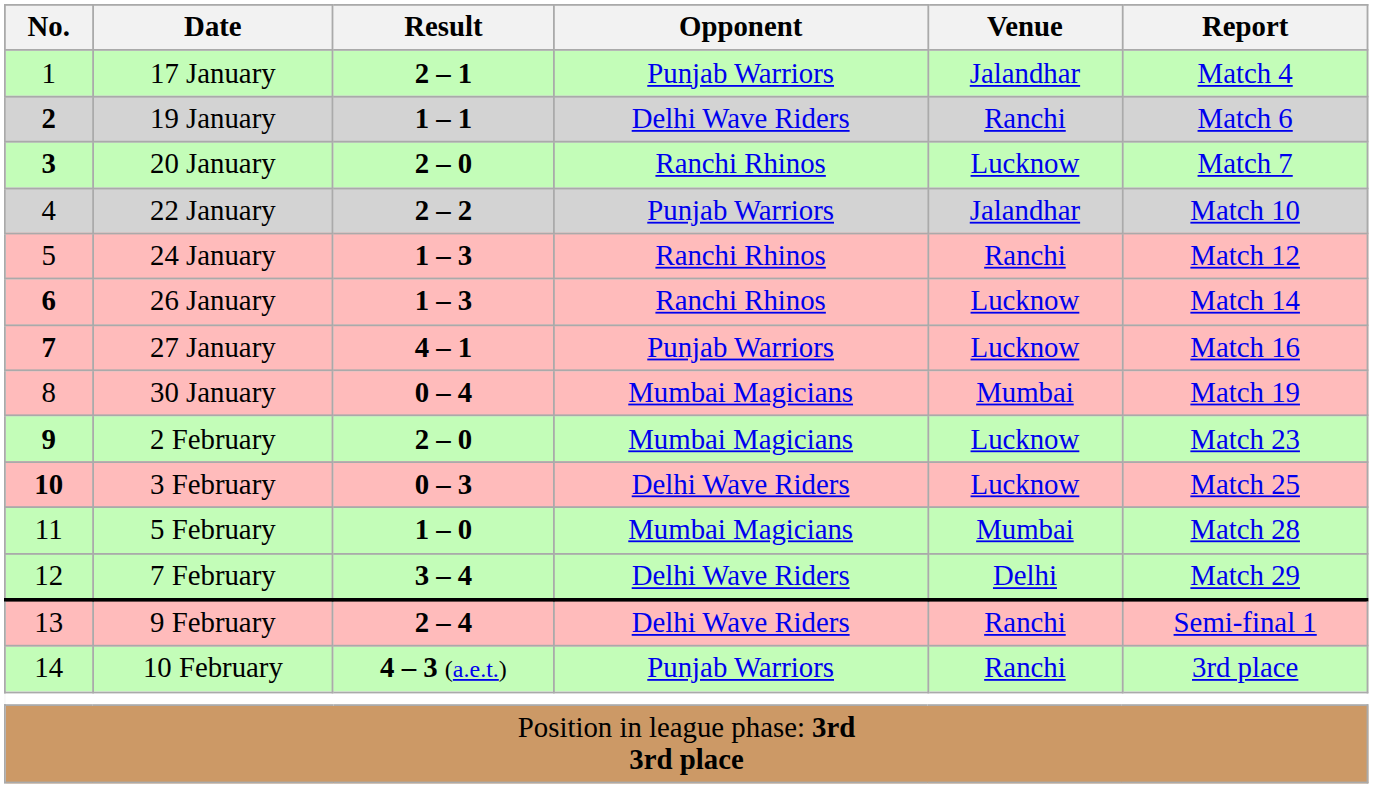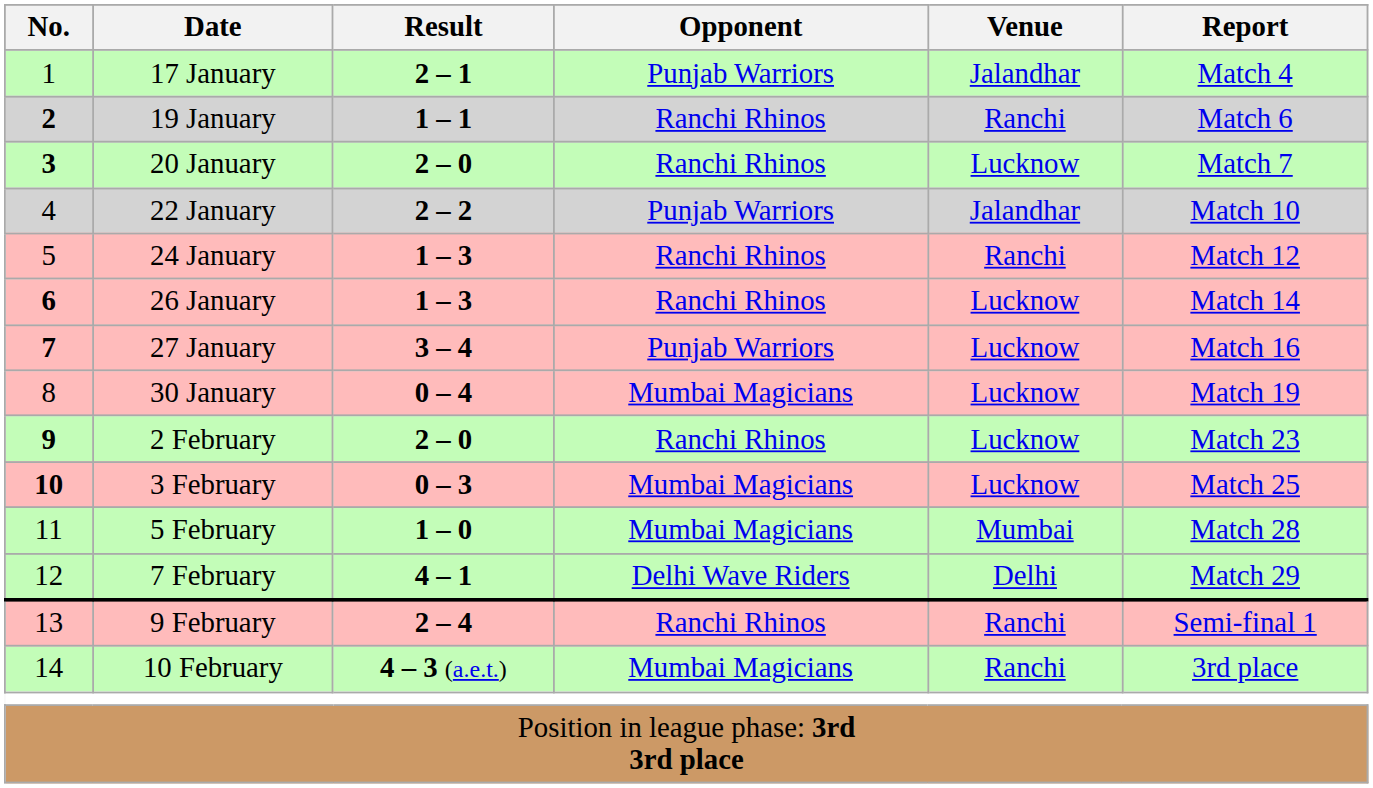(741, 118) Delhi Wave Riders -> (741, 118) Ranchi Rhinos
(443, 347) 4 – 1 -> (443, 347) 3 – 4
(1025, 392) Mumbai -> (1025, 392) Lucknow
(741, 438) Mumbai Magicians -> (741, 438) Ranchi Rhinos
(741, 484) Delhi Wave Riders -> (741, 484) Mumbai Magicians
(443, 575) 3 – 4 -> (443, 575) 4 – 1
(741, 622) Delhi Wave Riders -> (741, 622) Ranchi Rhinos
(741, 668) Punjab Warriors -> (741, 668) Mumbai Magicians
